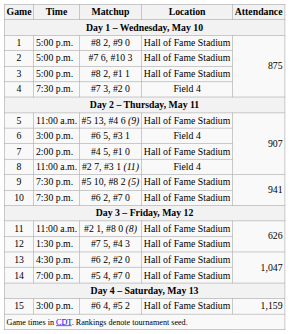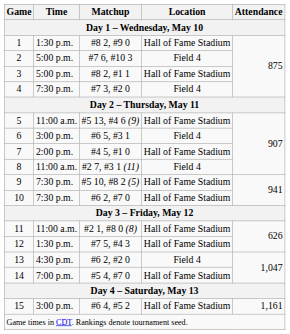(55, 43) 5:00 p.m. -> (55, 43) 1:30 p.m.
(187, 58) Hall of Fame Stadium -> (187, 58) Field 4
(187, 259) Hall of Fame Stadium -> (187, 259) Field 4
(272, 306) 1,159 -> (272, 306) 1,161
